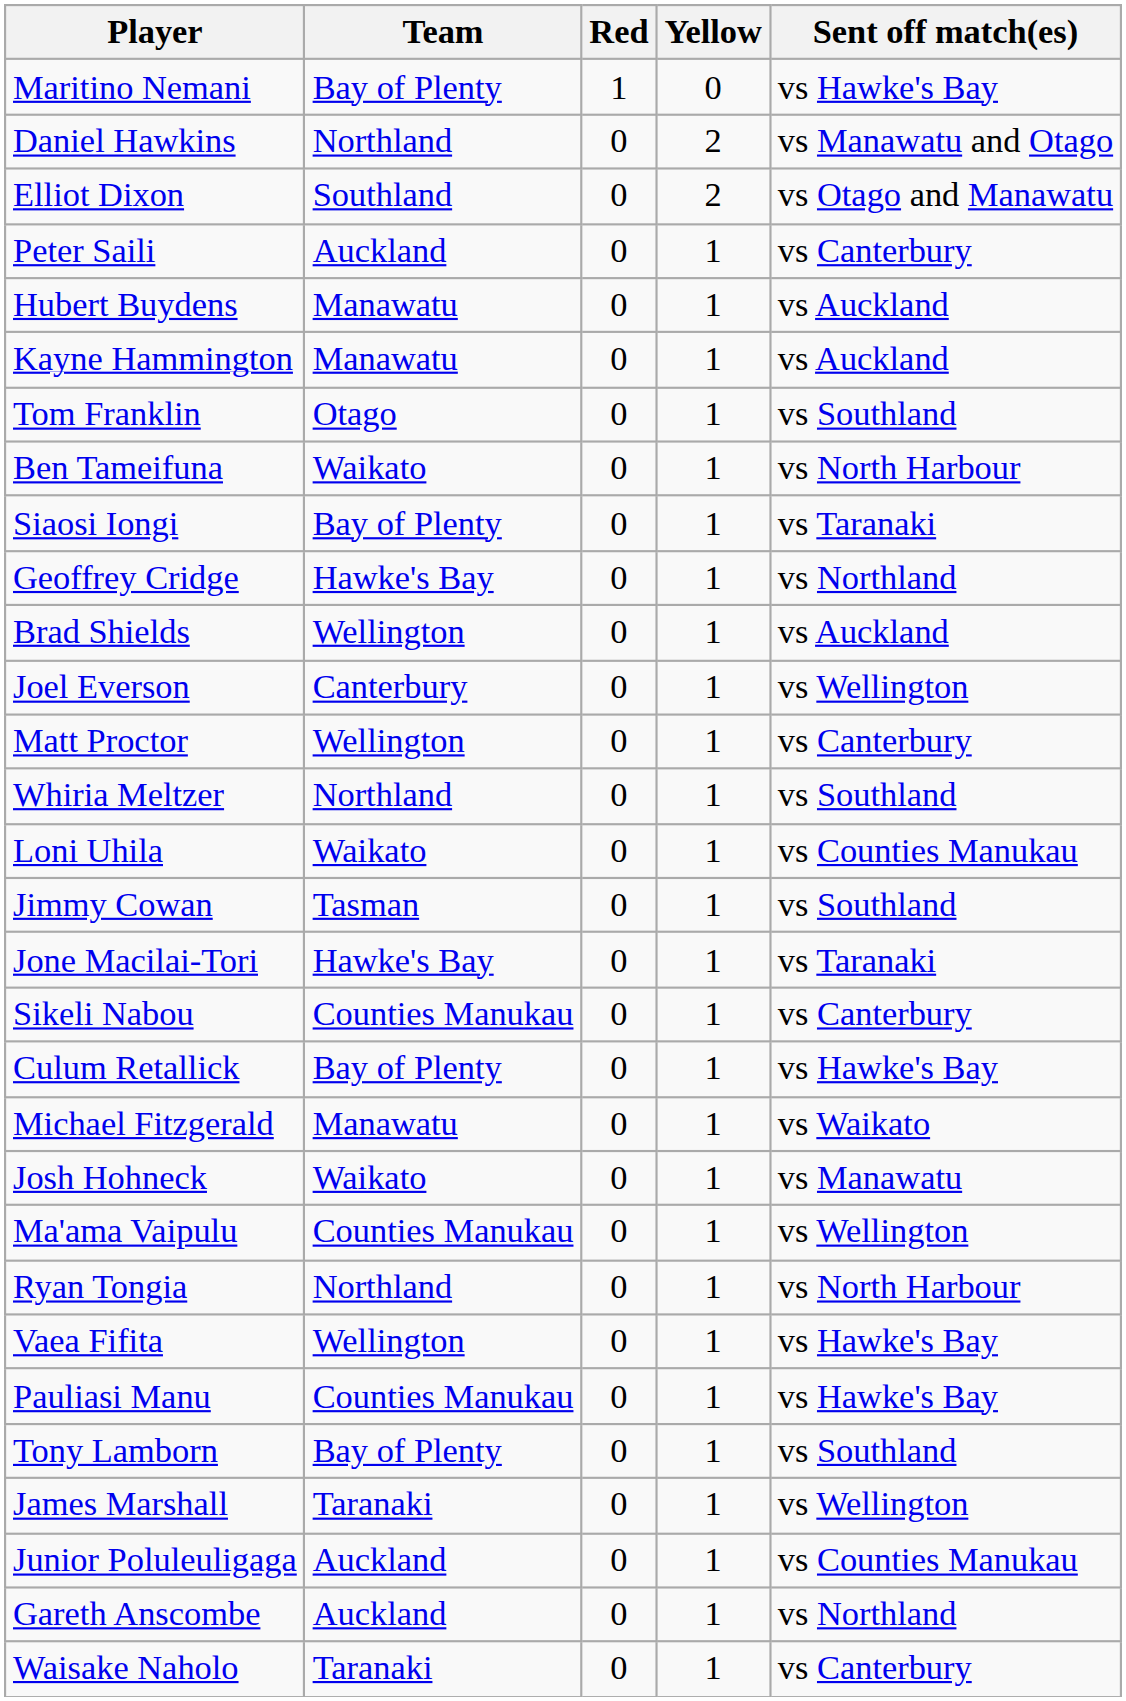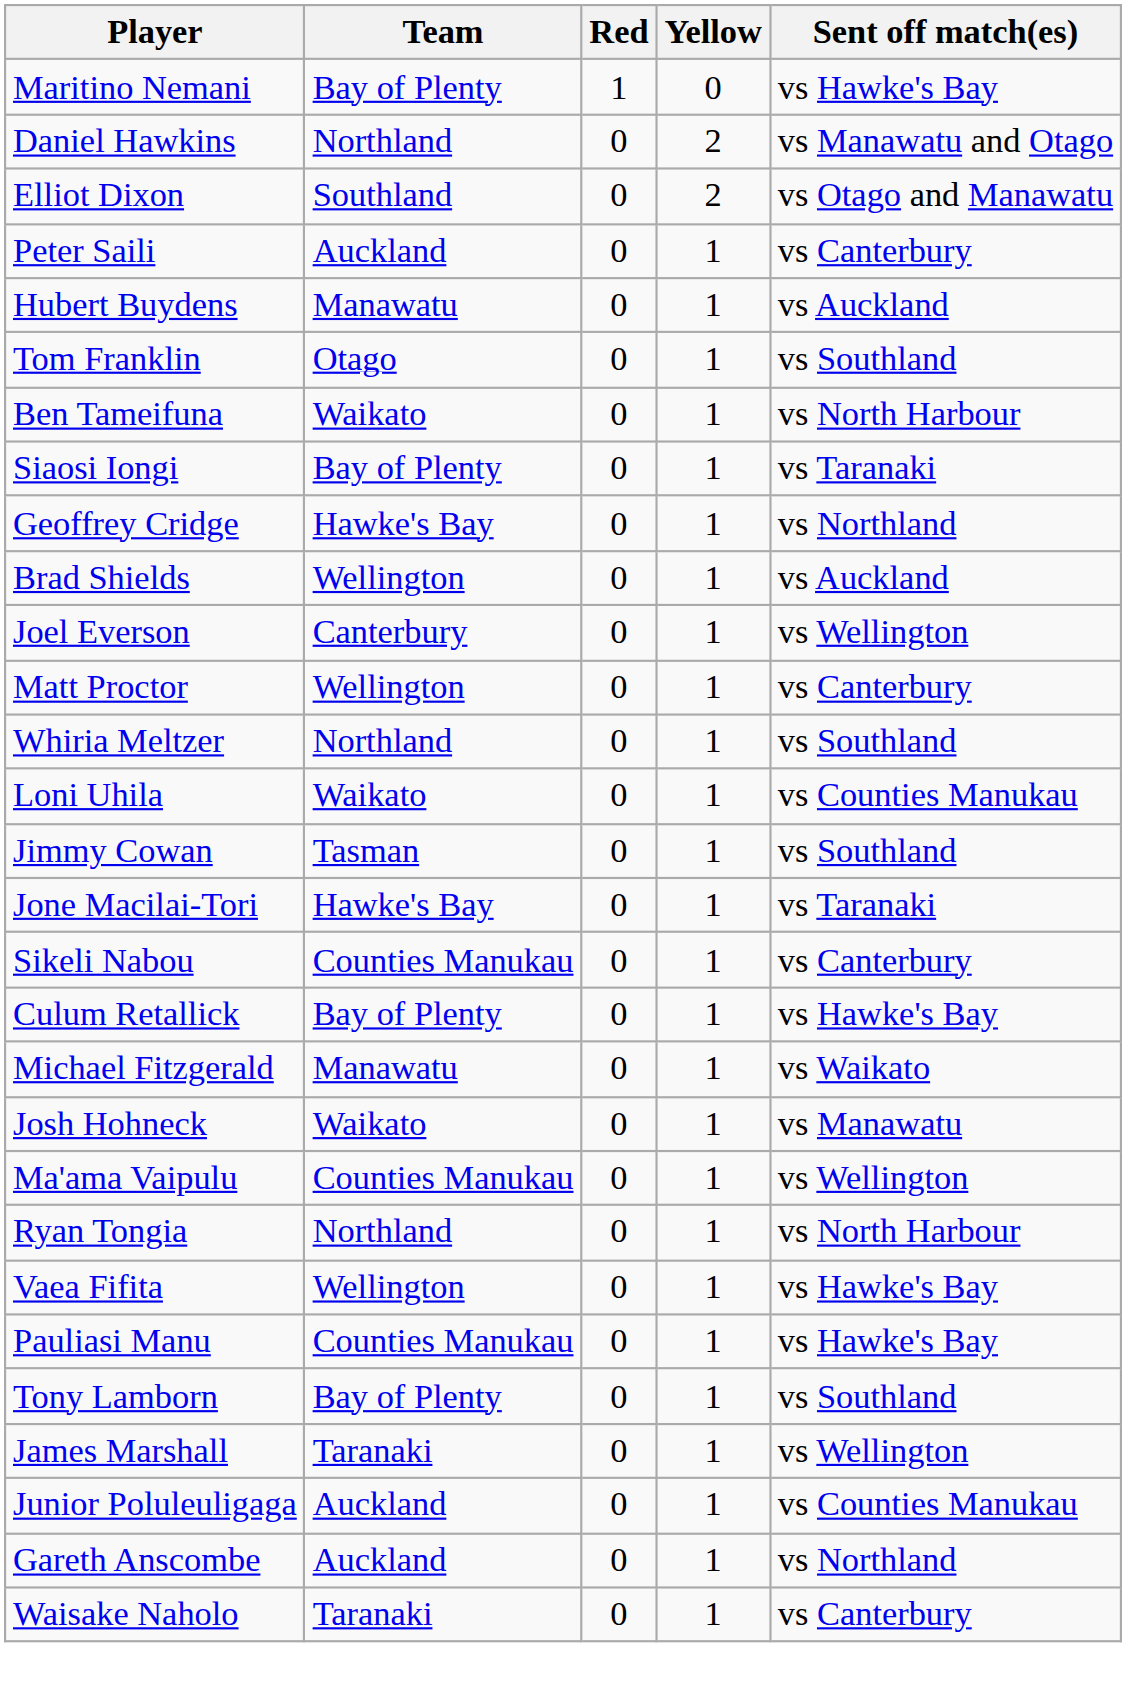- row: (153, 359)
